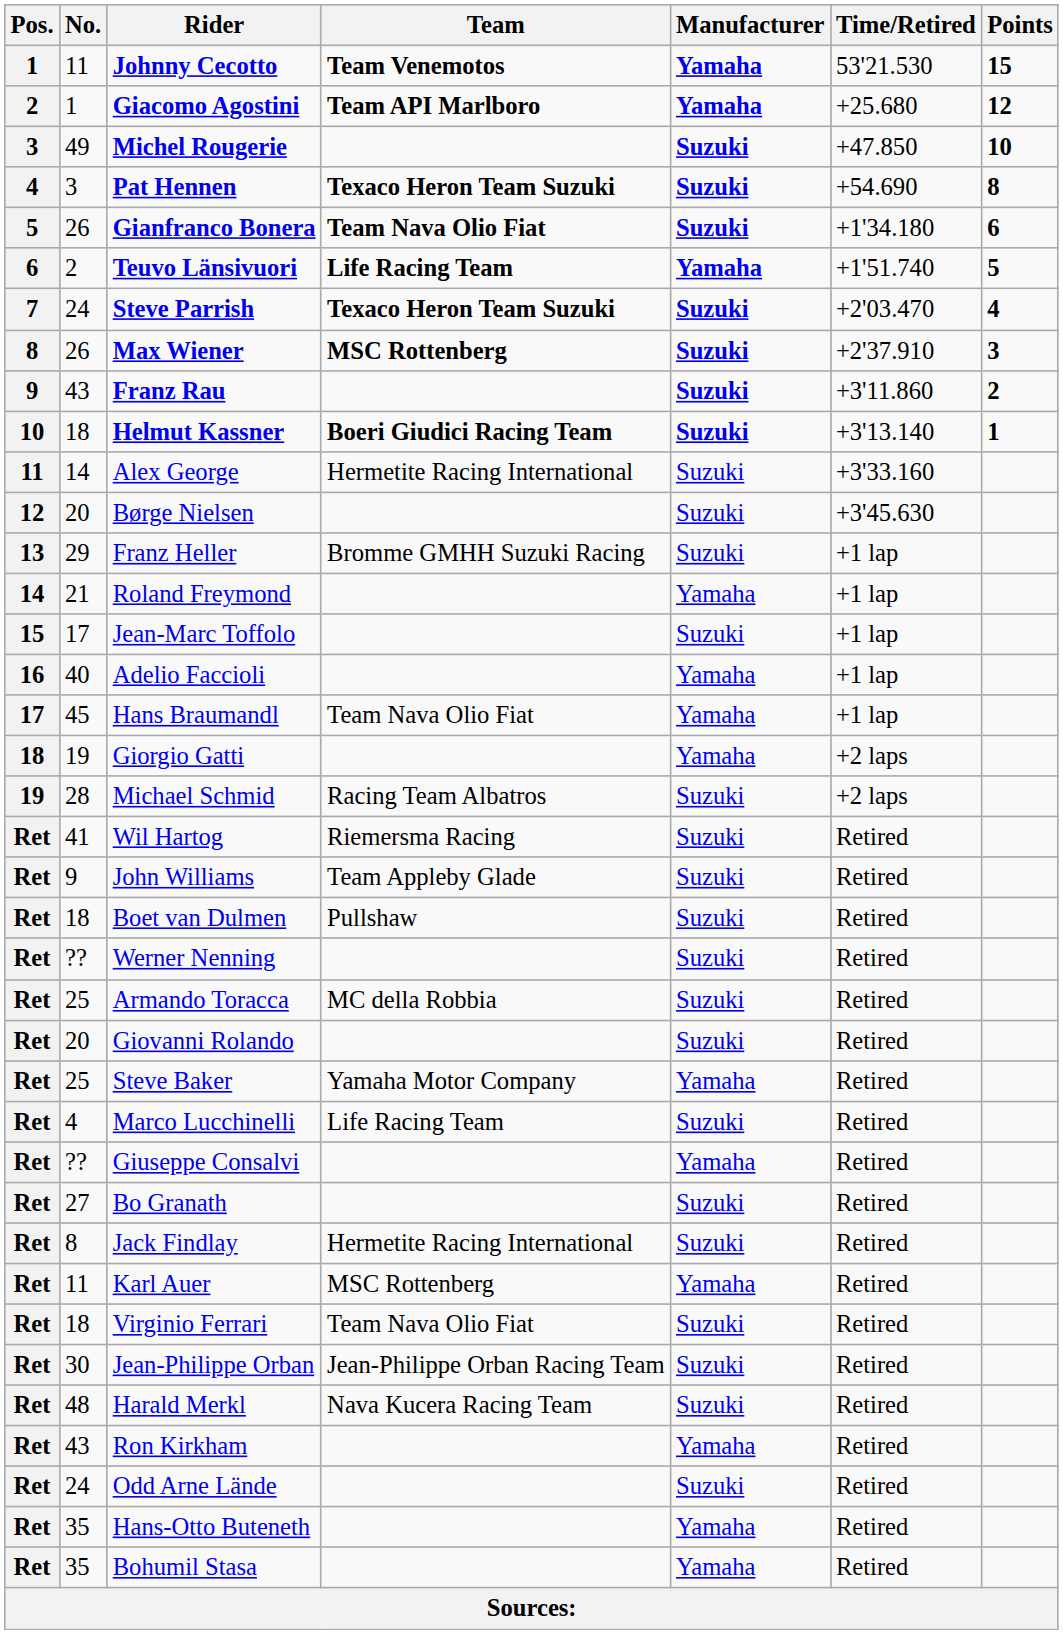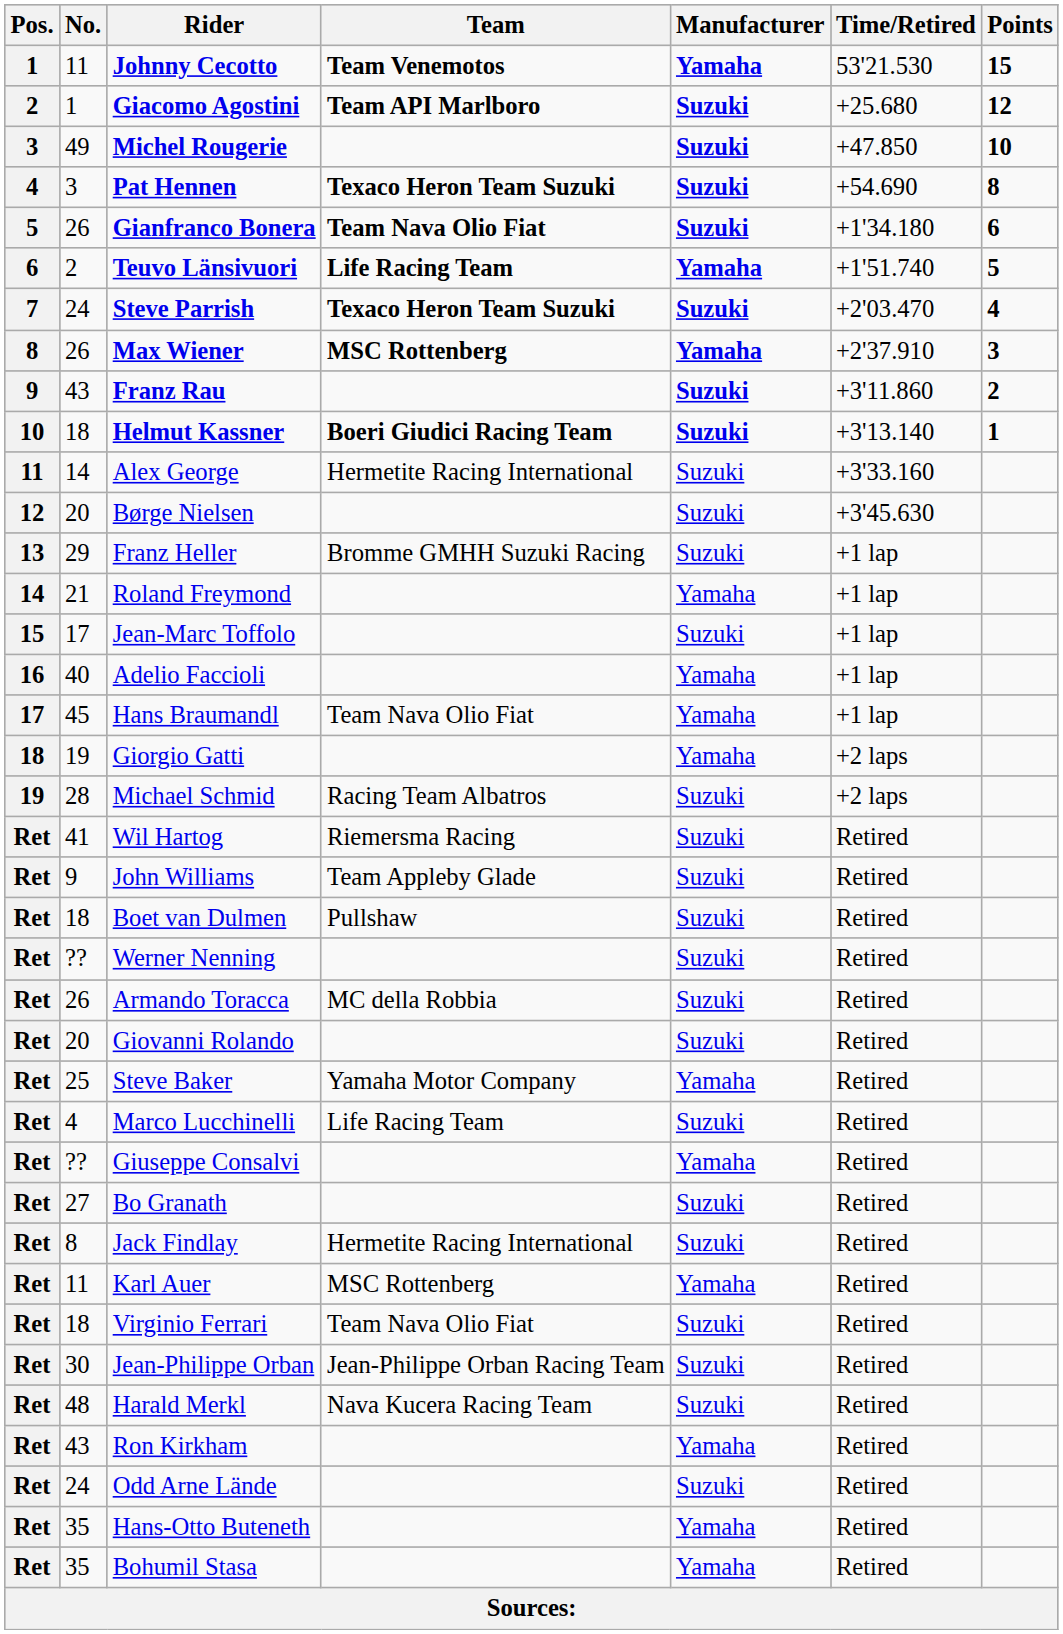(719, 106) Yamaha -> (712, 106) Suzuki
(712, 349) Suzuki -> (719, 349) Yamaha
(77, 999) 25 -> (77, 999) 26
